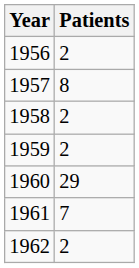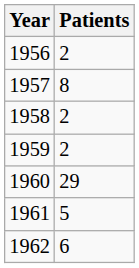(64, 213) 7 -> (64, 213) 5
(64, 246) 2 -> (64, 246) 6
